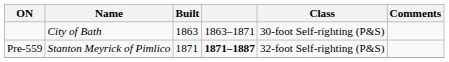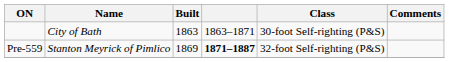(187, 48) 1871 -> (187, 48) 1869
